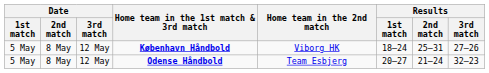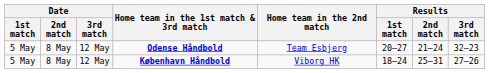rows swapped: (185, 48) <-> (185, 61)
